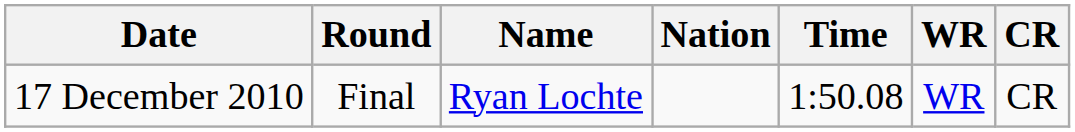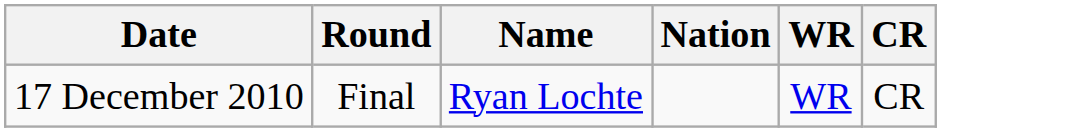- column: (846, 34)
